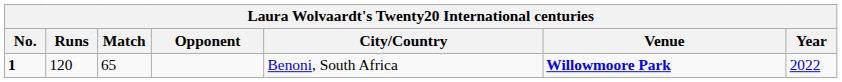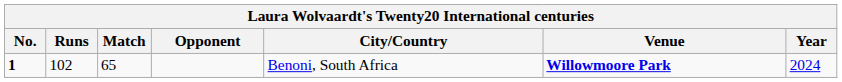(61, 65) 120 -> (61, 65) 102
(805, 65) 2022 -> (805, 65) 2024
